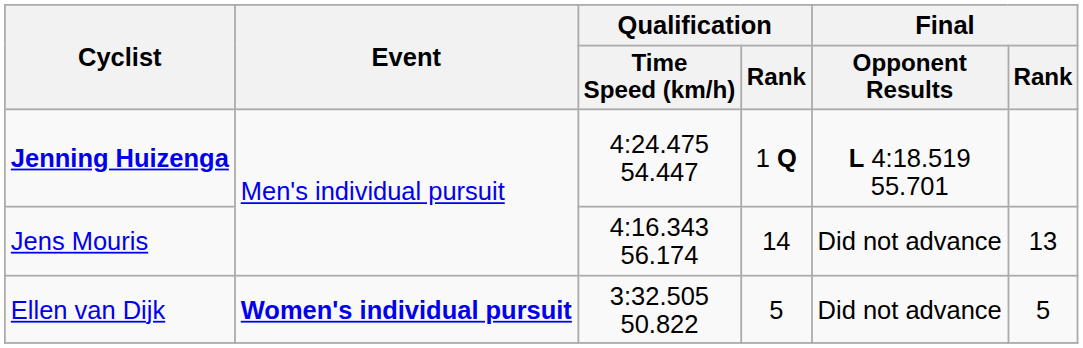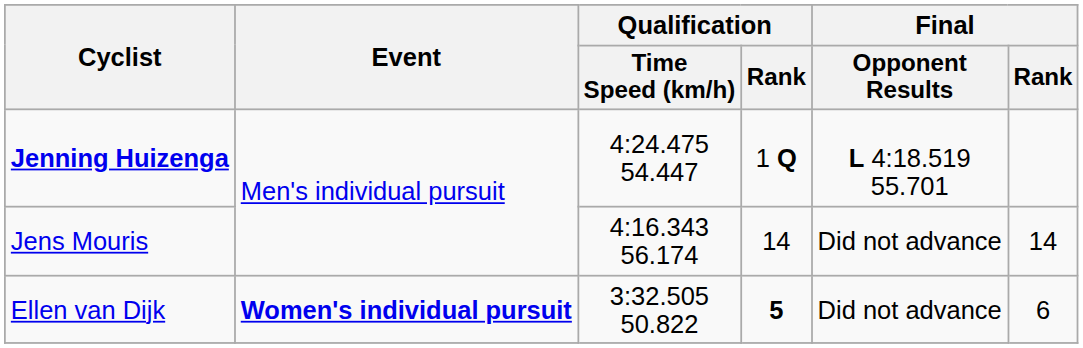(1043, 241) 13 -> (1043, 241) 14
(776, 310) normal -> (776, 310) bold
(1043, 310) 5 -> (1043, 310) 6
